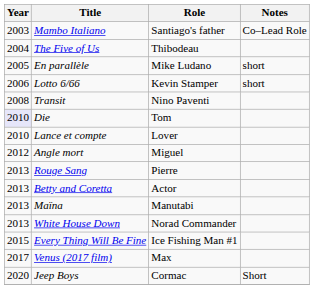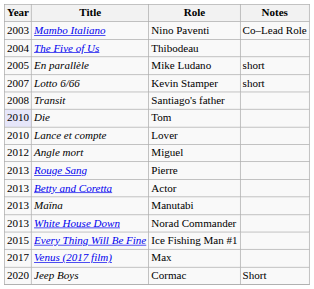(188, 30) Santiago's father -> (180, 30) Nino Paventi
(18, 83) 2006 -> (18, 83) 2007
(180, 100) Nino Paventi -> (188, 100) Santiago's father
